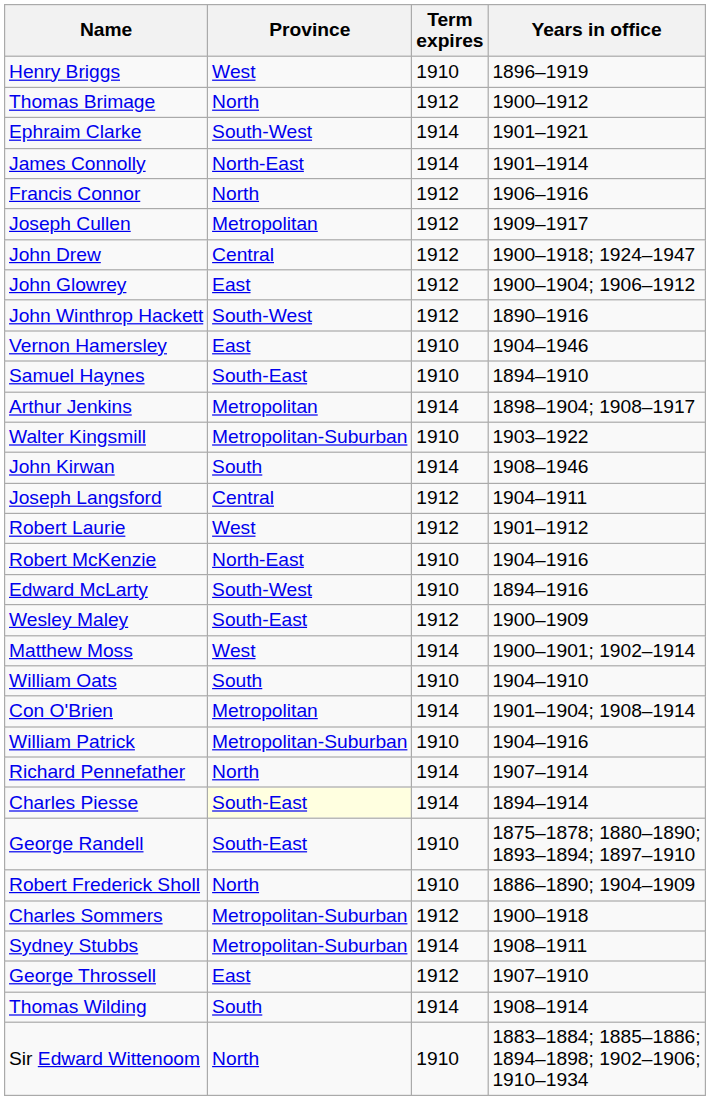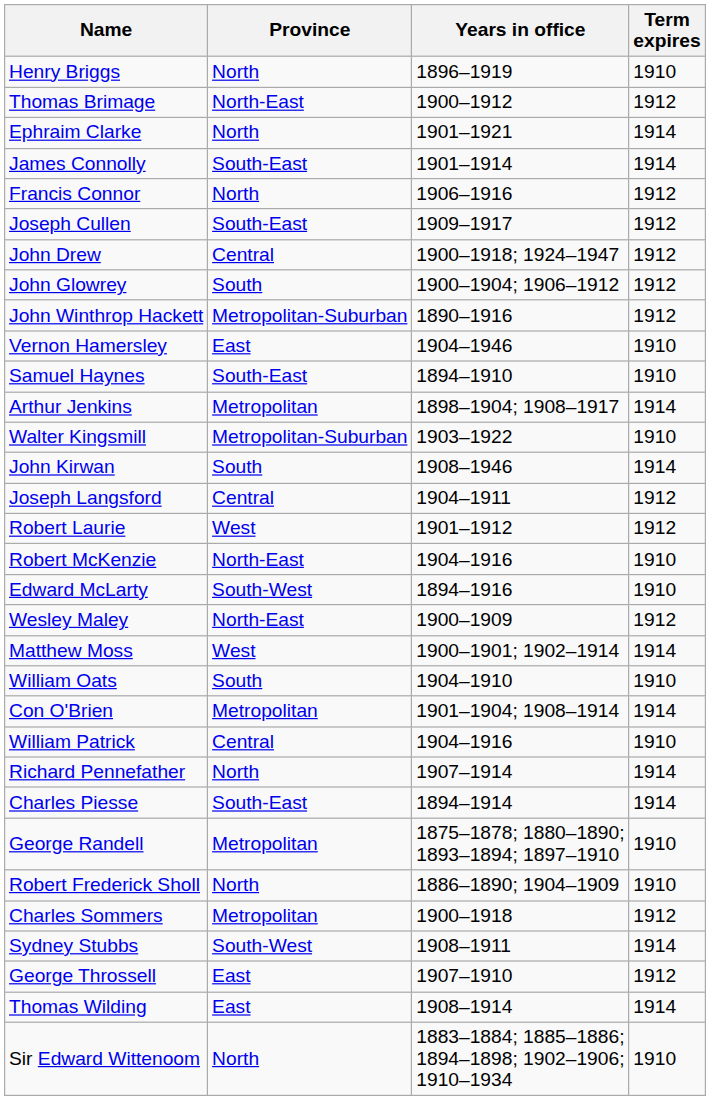columns swapped: (450, 30) <-> (596, 30)
(234, 71) West -> (236, 71) North
(236, 102) North -> (258, 102) North-East
(262, 132) South-West -> (236, 132) North
(258, 163) North-East -> (260, 163) South-East
(265, 224) Metropolitan -> (260, 224) South-East
(231, 284) East -> (237, 284) South
(262, 315) South-West -> (310, 315) Metropolitan-Suburban
(260, 619) South-East -> (258, 619) North-East
(310, 741) Metropolitan-Suburban -> (243, 741) Central
(260, 802) lightyellow background -> (260, 802) no background
(260, 843) South-East -> (265, 843) Metropolitan
(310, 915) Metropolitan-Suburban -> (265, 915) Metropolitan
(310, 945) Metropolitan-Suburban -> (262, 945) South-West
(237, 1006) South -> (231, 1006) East
